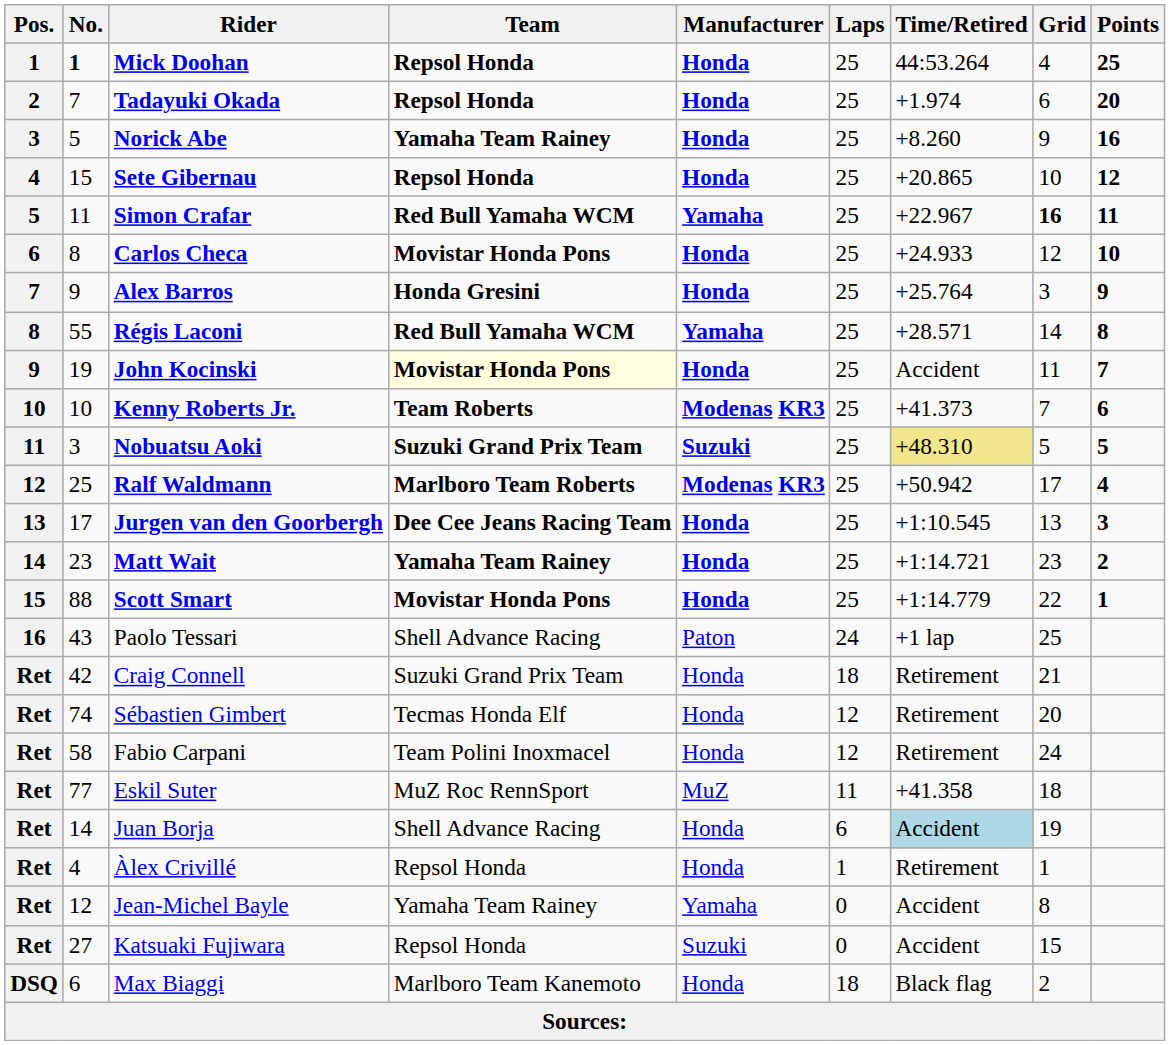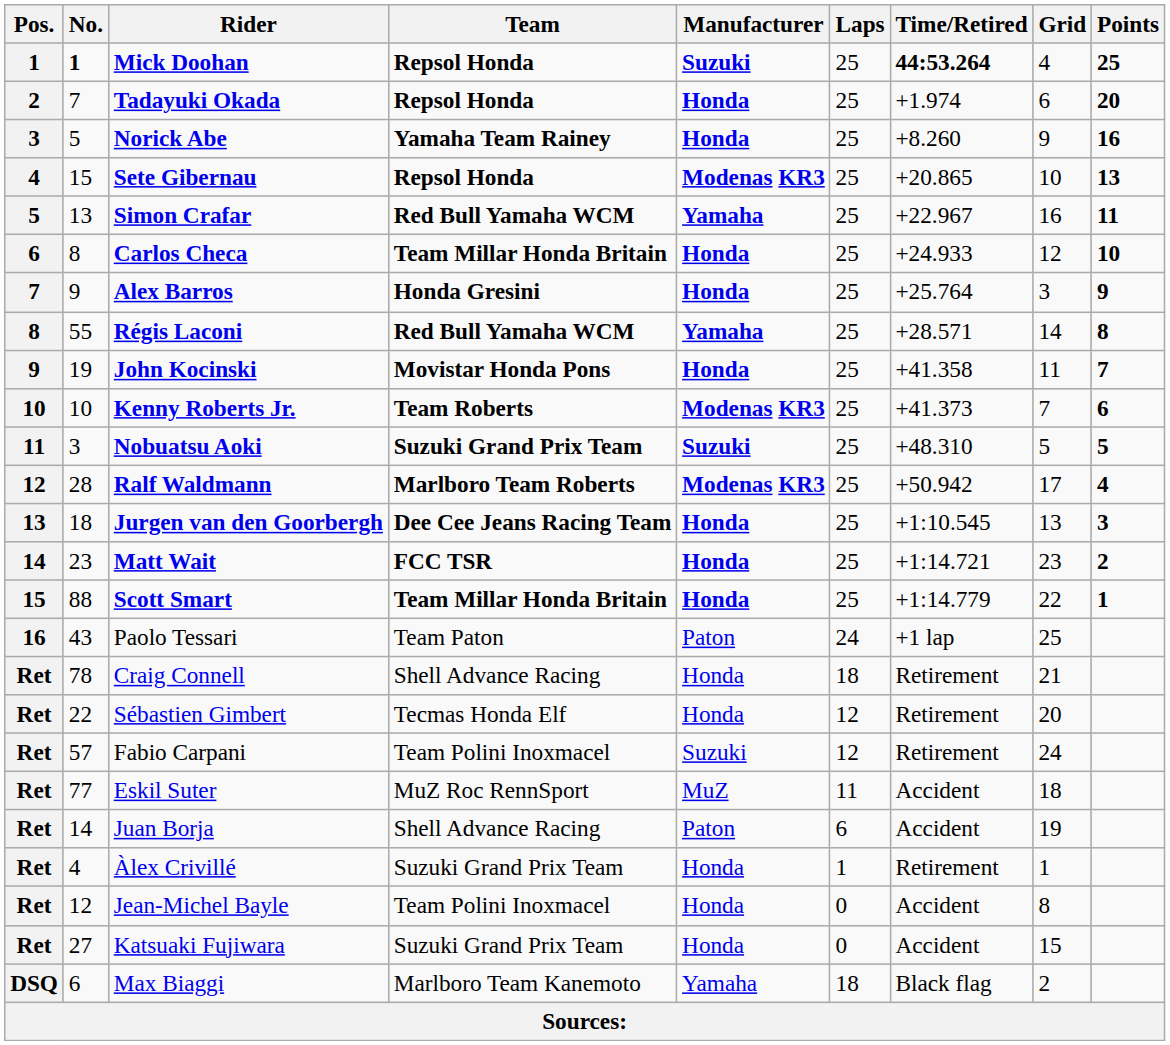(716, 62) Honda -> (716, 62) Suzuki
(942, 62) normal -> (943, 62) bold
(716, 177) Honda -> (753, 177) Modenas KR3
(1109, 177) 12 -> (1109, 177) 13
(80, 215) 11 -> (80, 215) 13
(1050, 215) bold -> (1050, 215) normal
(502, 253) Movistar Honda Pons -> (530, 253) Team Millar Honda Britain
(502, 368) lightyellow background -> (502, 368) no background
(937, 368) Accident -> (934, 368) +41.358
(934, 445) khaki background -> (934, 445) no background
(80, 484) 25 -> (80, 484) 28
(80, 522) 17 -> (80, 522) 18
(502, 560) Yamaha Team Rainey -> (443, 560) FCC TSR
(502, 599) Movistar Honda Pons -> (530, 599) Team Millar Honda Britain
(497, 637) Shell Advance Racing -> (449, 637) Team Paton
(80, 675) 42 -> (80, 675) 78
(509, 675) Suzuki Grand Prix Team -> (497, 675) Shell Advance Racing
(80, 714) 74 -> (80, 714) 22
(80, 752) 58 -> (80, 752) 57
(713, 752) Honda -> (714, 752) Suzuki
(934, 790) +41.358 -> (937, 790) Accident
(713, 829) Honda -> (709, 829) Paton
(937, 829) lightblue background -> (937, 829) no background
(460, 867) Repsol Honda -> (509, 867) Suzuki Grand Prix Team
(495, 905) Yamaha Team Rainey -> (502, 905) Team Polini Inoxmacel
(720, 905) Yamaha -> (713, 905) Honda
(460, 944) Repsol Honda -> (509, 944) Suzuki Grand Prix Team
(714, 944) Suzuki -> (713, 944) Honda
(713, 982) Honda -> (720, 982) Yamaha
